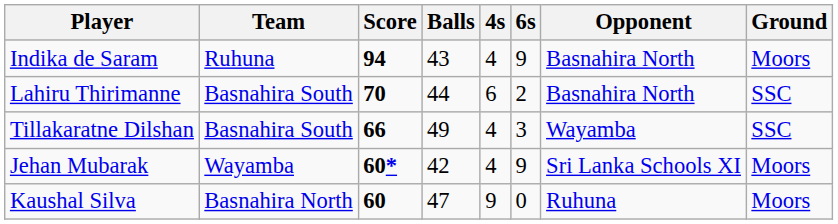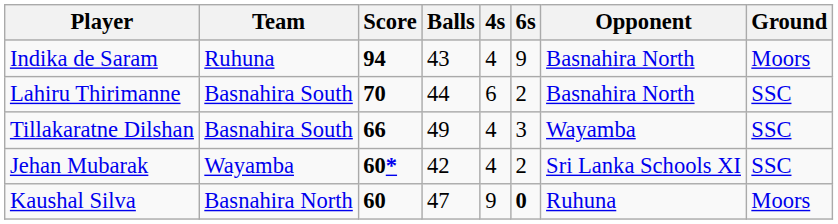(521, 165) 9 -> (521, 165) 2
(781, 165) Moors -> (771, 165) SSC
(521, 201) normal -> (521, 201) bold
